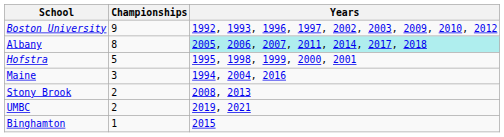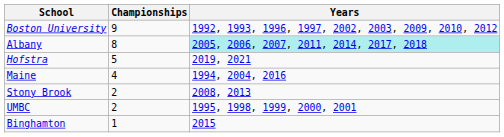(274, 60) 1995, 1998, 1999, 2000, 2001 -> (221, 60) 2019, 2021
(114, 76) 3 -> (114, 76) 4
(221, 108) 2019, 2021 -> (274, 108) 1995, 1998, 1999, 2000, 2001
